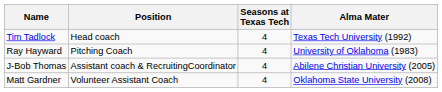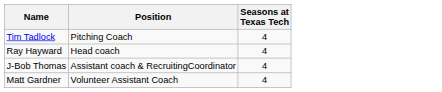- column: (364, 17)
(95, 37) Head coach -> (102, 37) Pitching Coach
(102, 51) Pitching Coach -> (95, 51) Head coach
